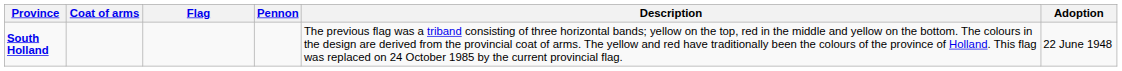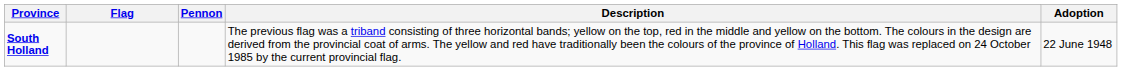- column: (105, 13)
